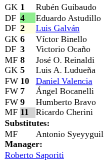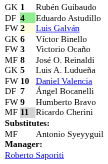(10, 28) DF -> (11, 28) FW
(10, 49) DF -> (11, 49) FW
(11, 91) FW -> (10, 91) DF
